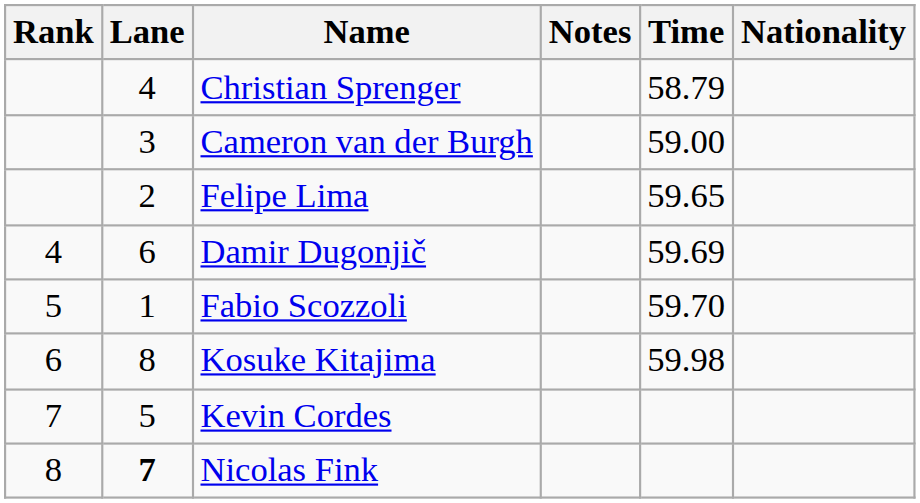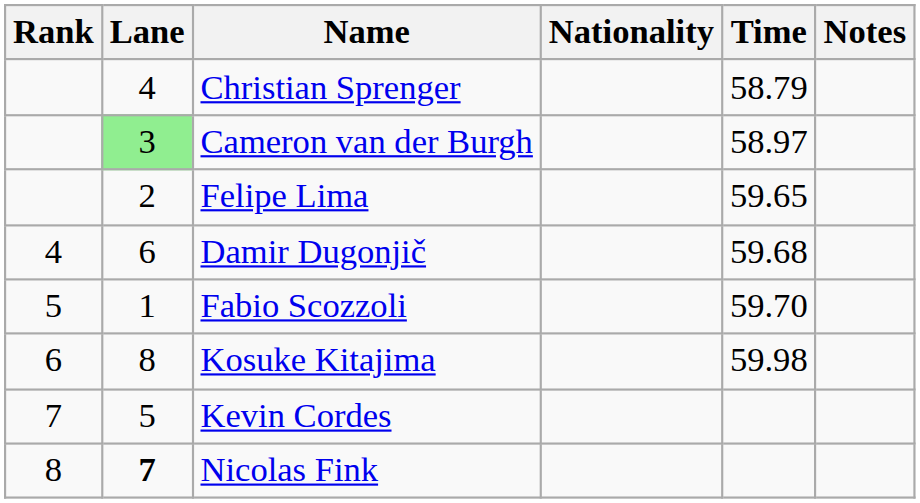columns swapped: (824, 31) <-> (590, 31)
(147, 141) no background -> (147, 141) lightgreen background
(686, 141) 59.00 -> (769, 141) 58.97
(686, 251) 59.69 -> (769, 251) 59.68
